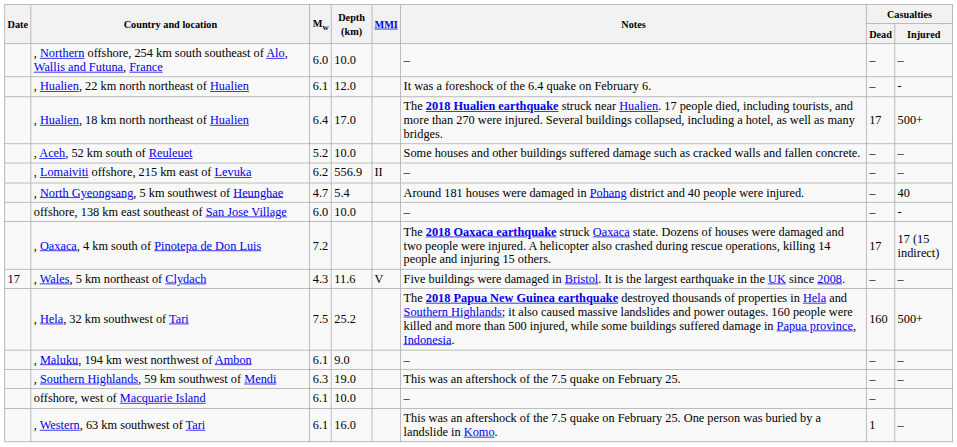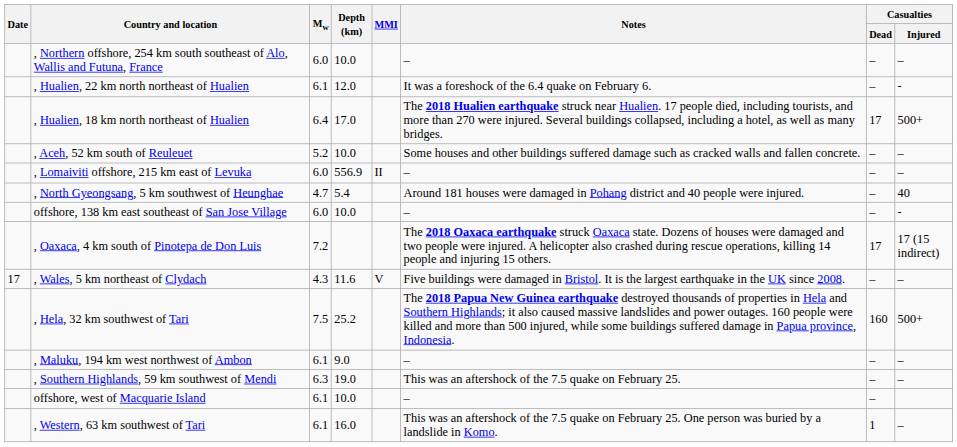(320, 173) 6.2 -> (320, 173) 6.0
